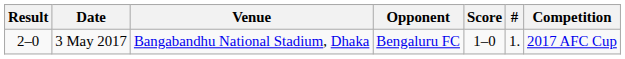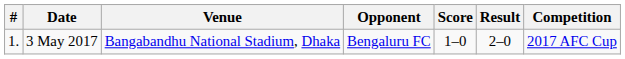columns swapped: (515, 17) <-> (28, 17)
